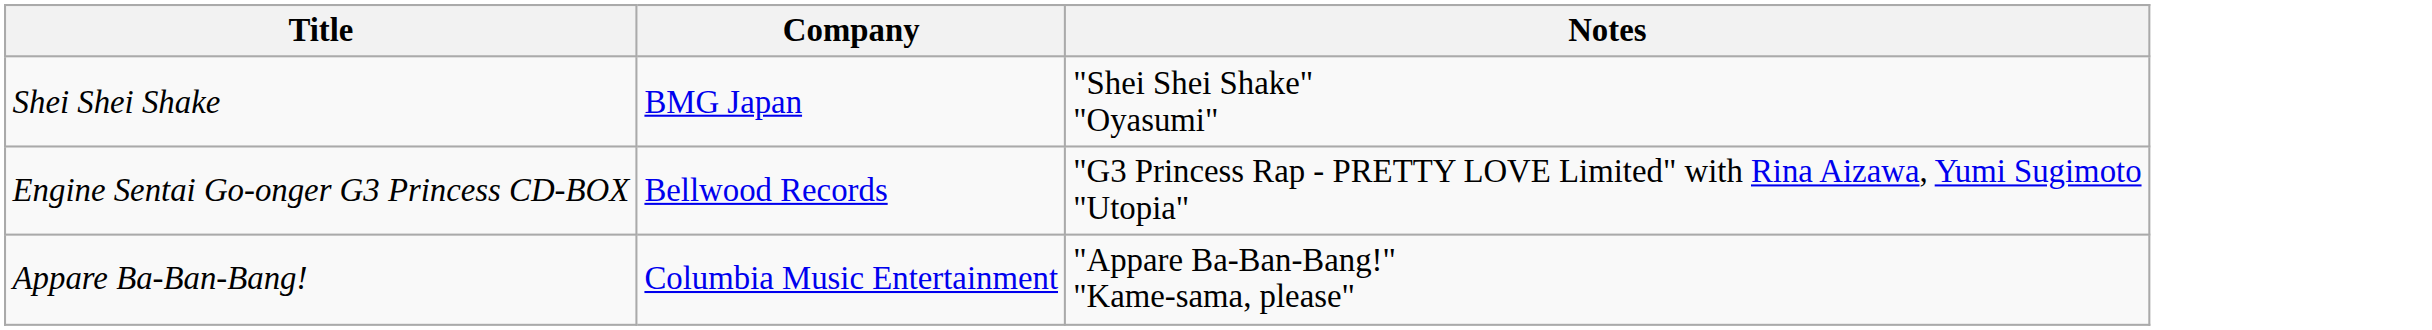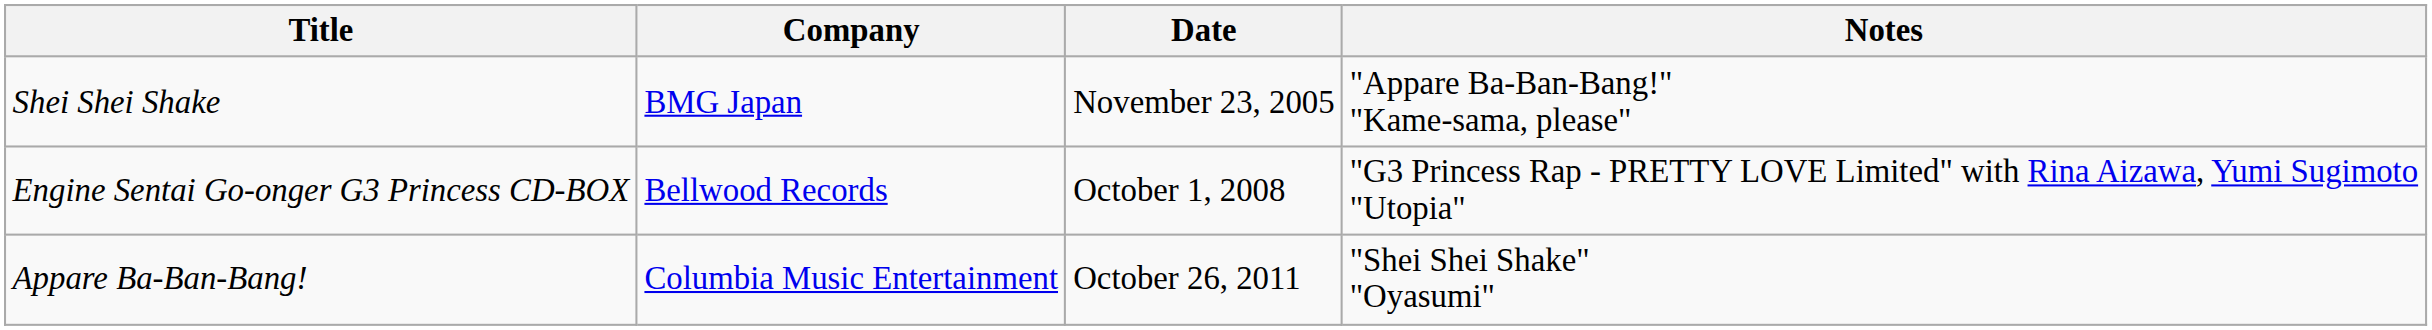+ column: (1204, 30)
(1193, 100) "Shei Shei Shake" "Oyasumi" -> (1511, 100) "Appare Ba-Ban-Bang!" "Kame-sama, please"
(1235, 278) "Appare Ba-Ban-Bang!" "Kame-sama, please" -> (1470, 278) "Shei Shei Shake" "Oyasumi"
